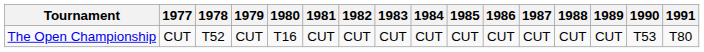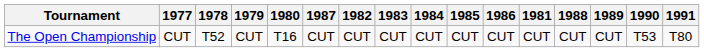columns swapped: (321, 15) <-> (537, 15)
